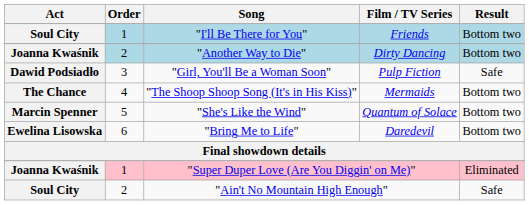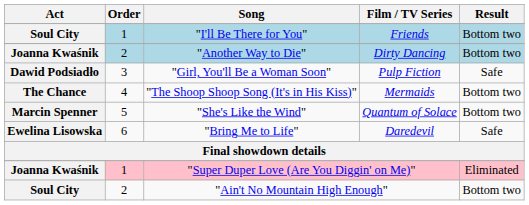(492, 131) Bottom two -> (492, 131) Safe
(492, 190) Safe -> (492, 190) Bottom two
